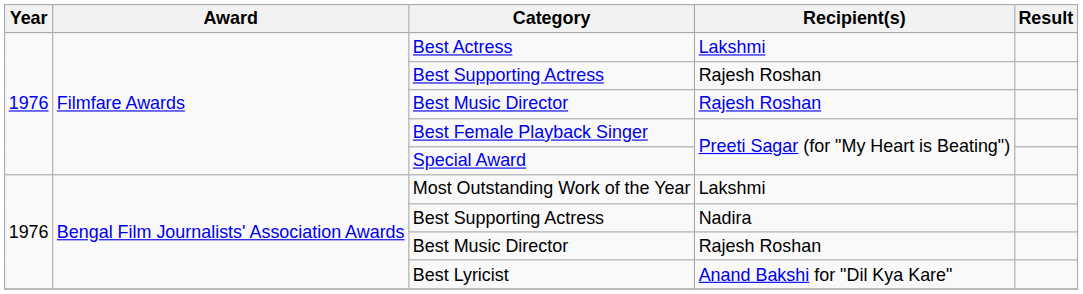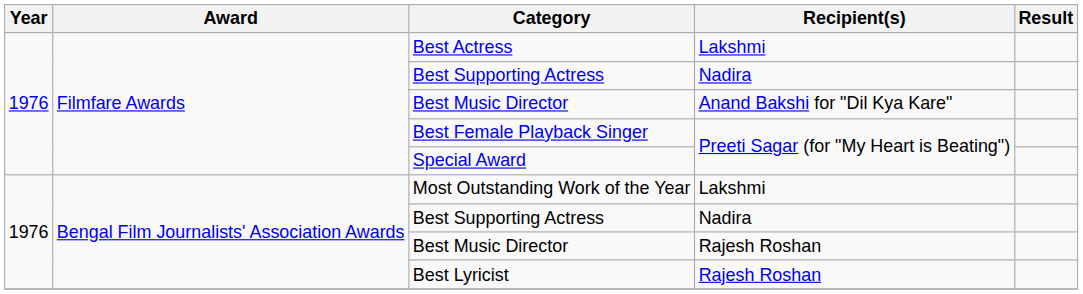(760, 75) Rajesh Roshan -> (725, 75) Nadira
(760, 103) Rajesh Roshan -> (826, 103) Anand Bakshi for "Dil Kya Kare"
(826, 274) Anand Bakshi for "Dil Kya Kare" -> (760, 274) Rajesh Roshan
